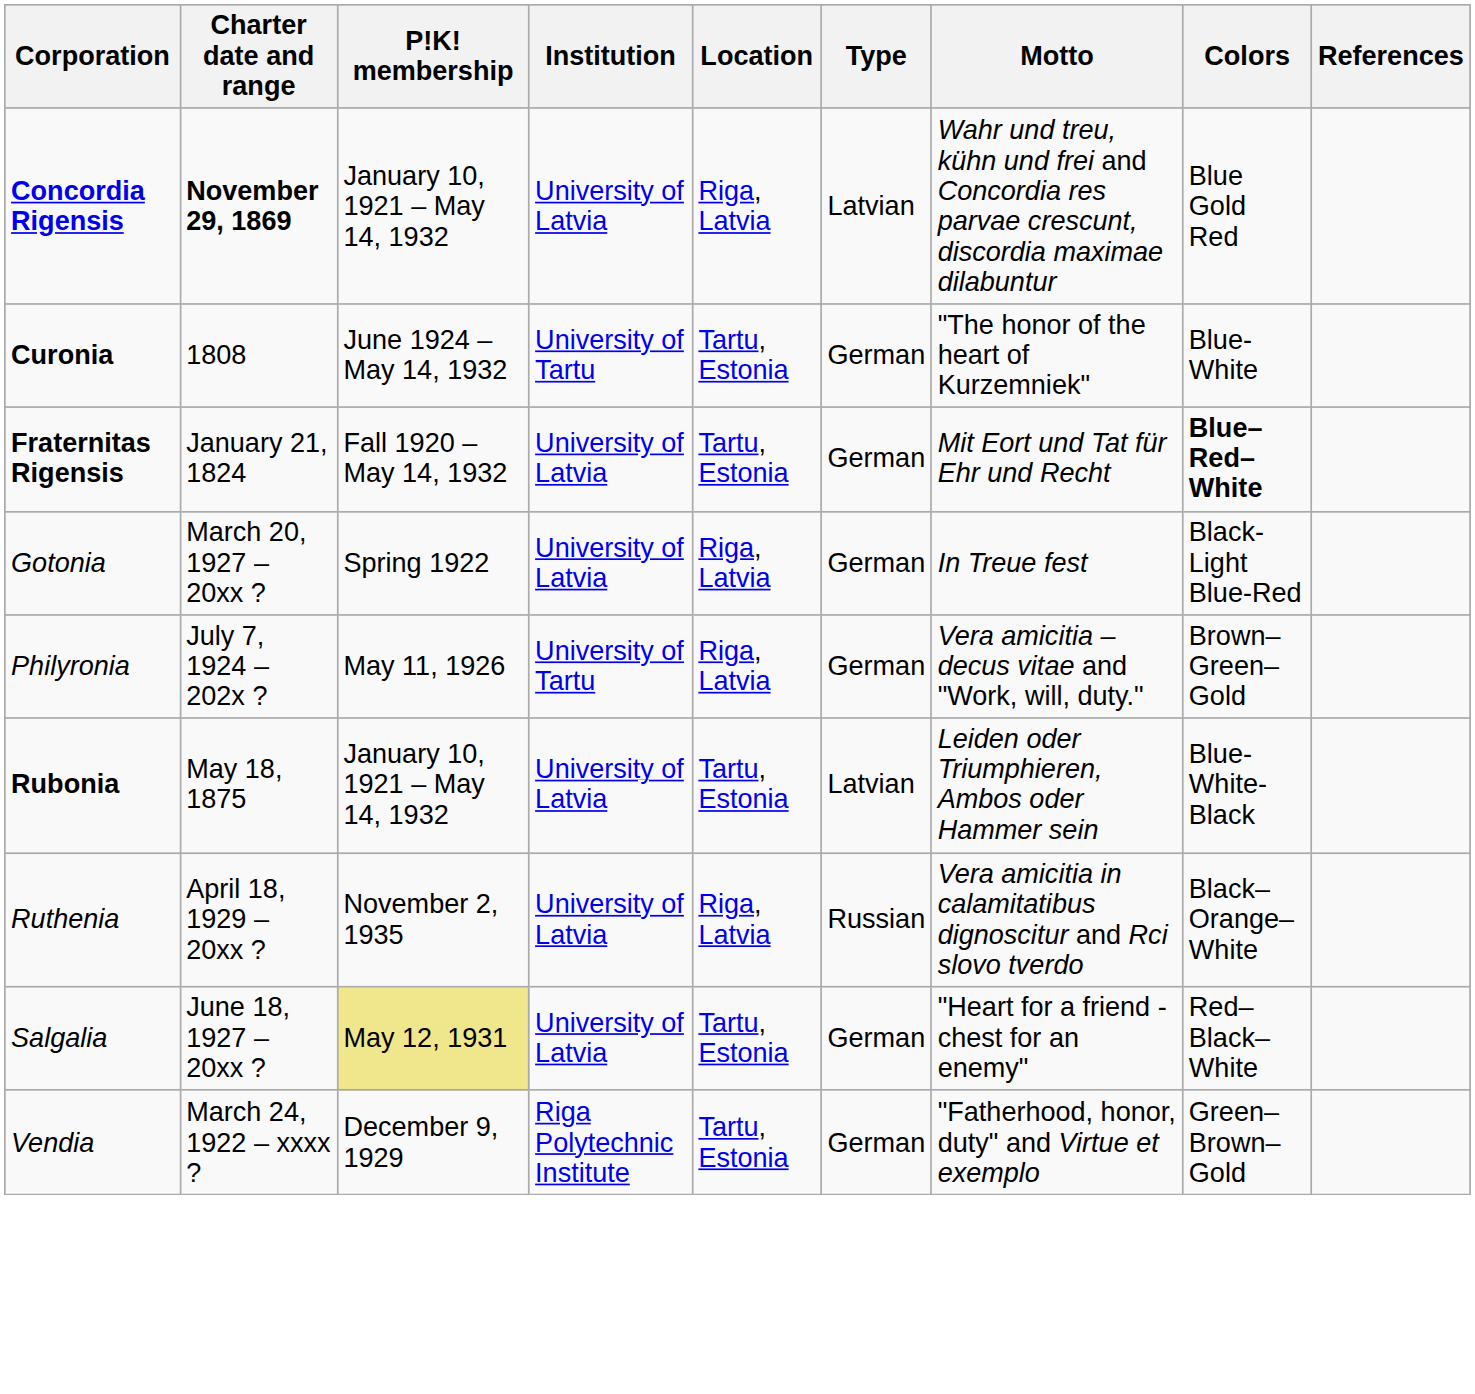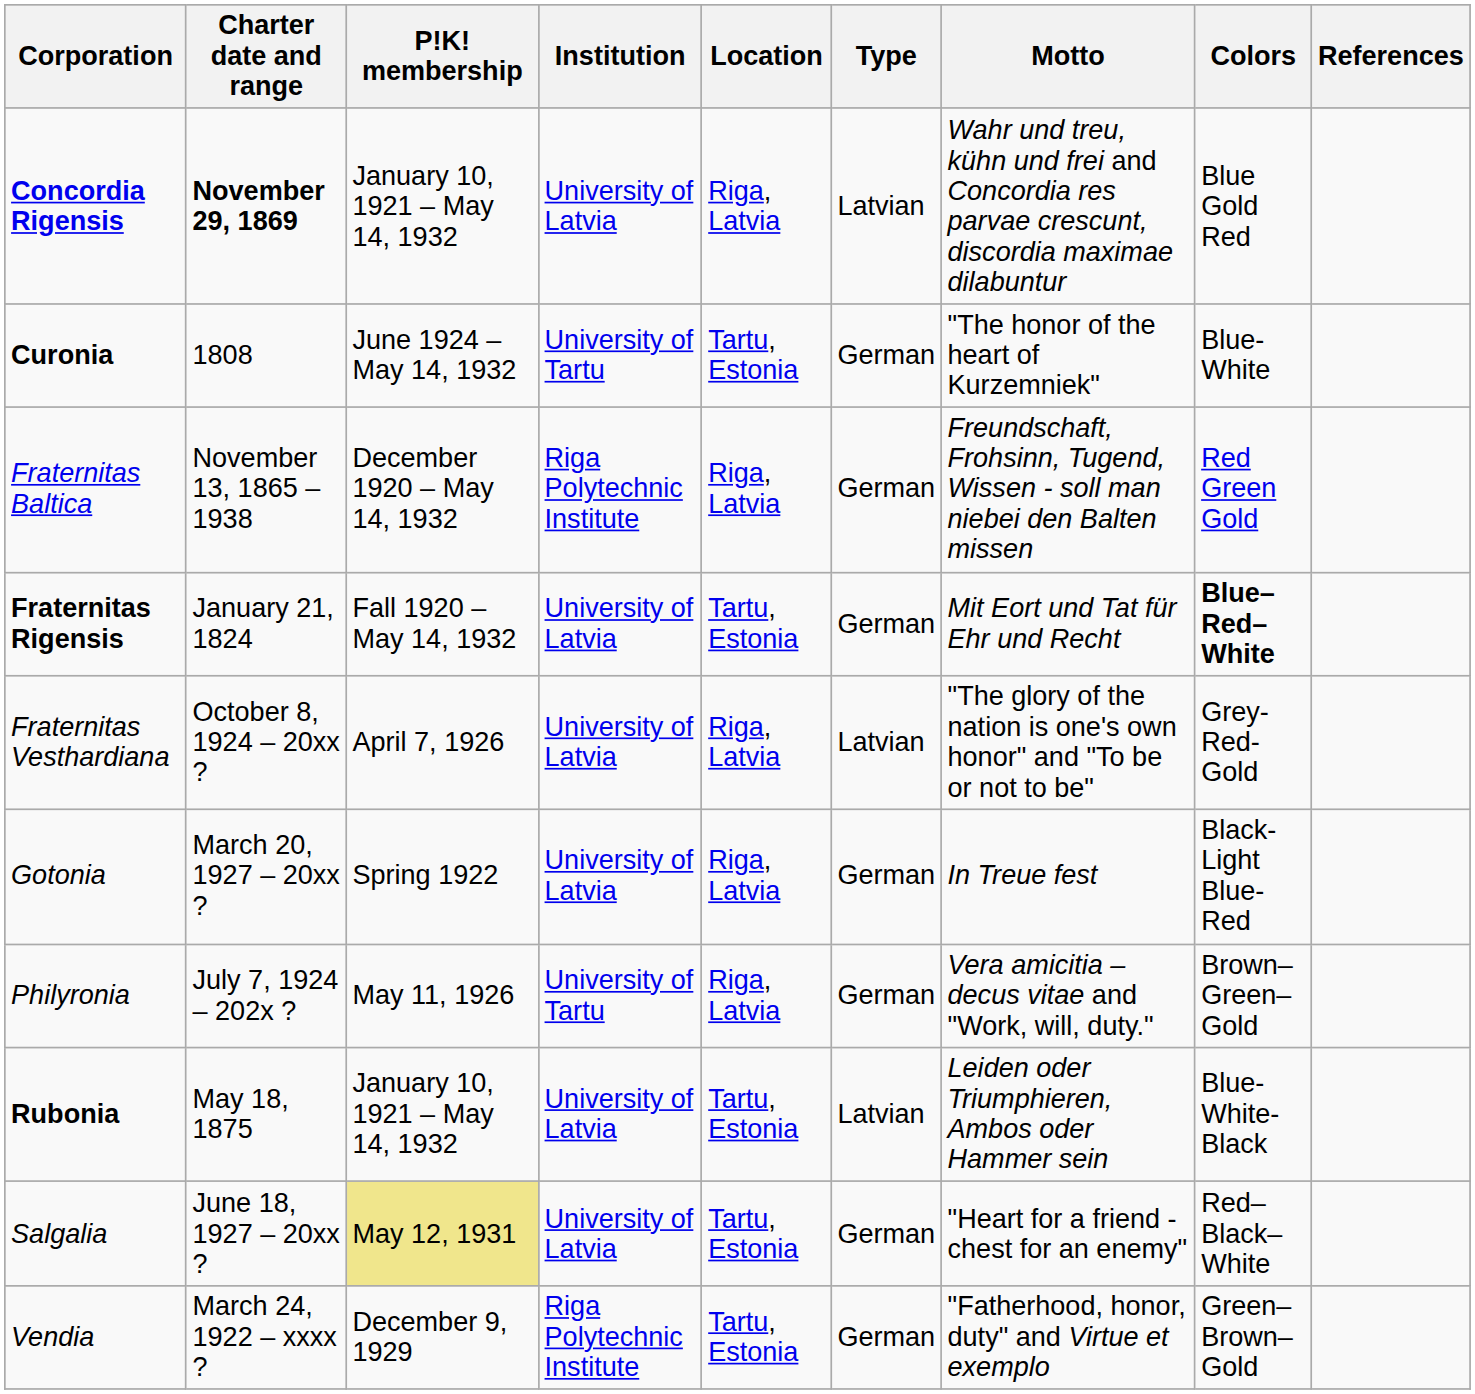+ row: (76, 489)
+ row: (90, 742)
- row: (65, 919)
